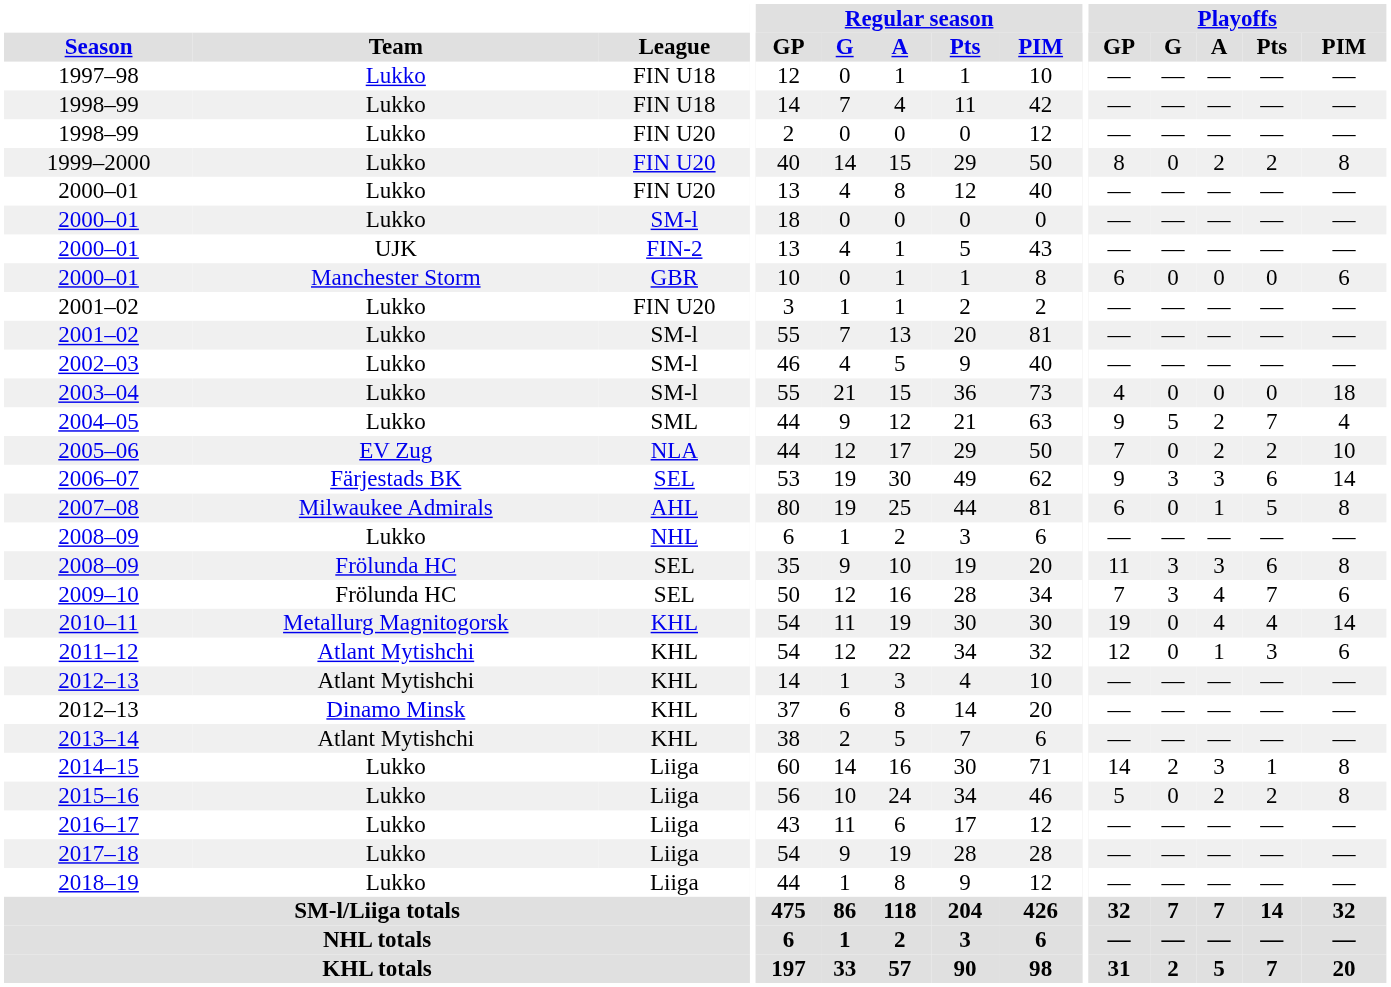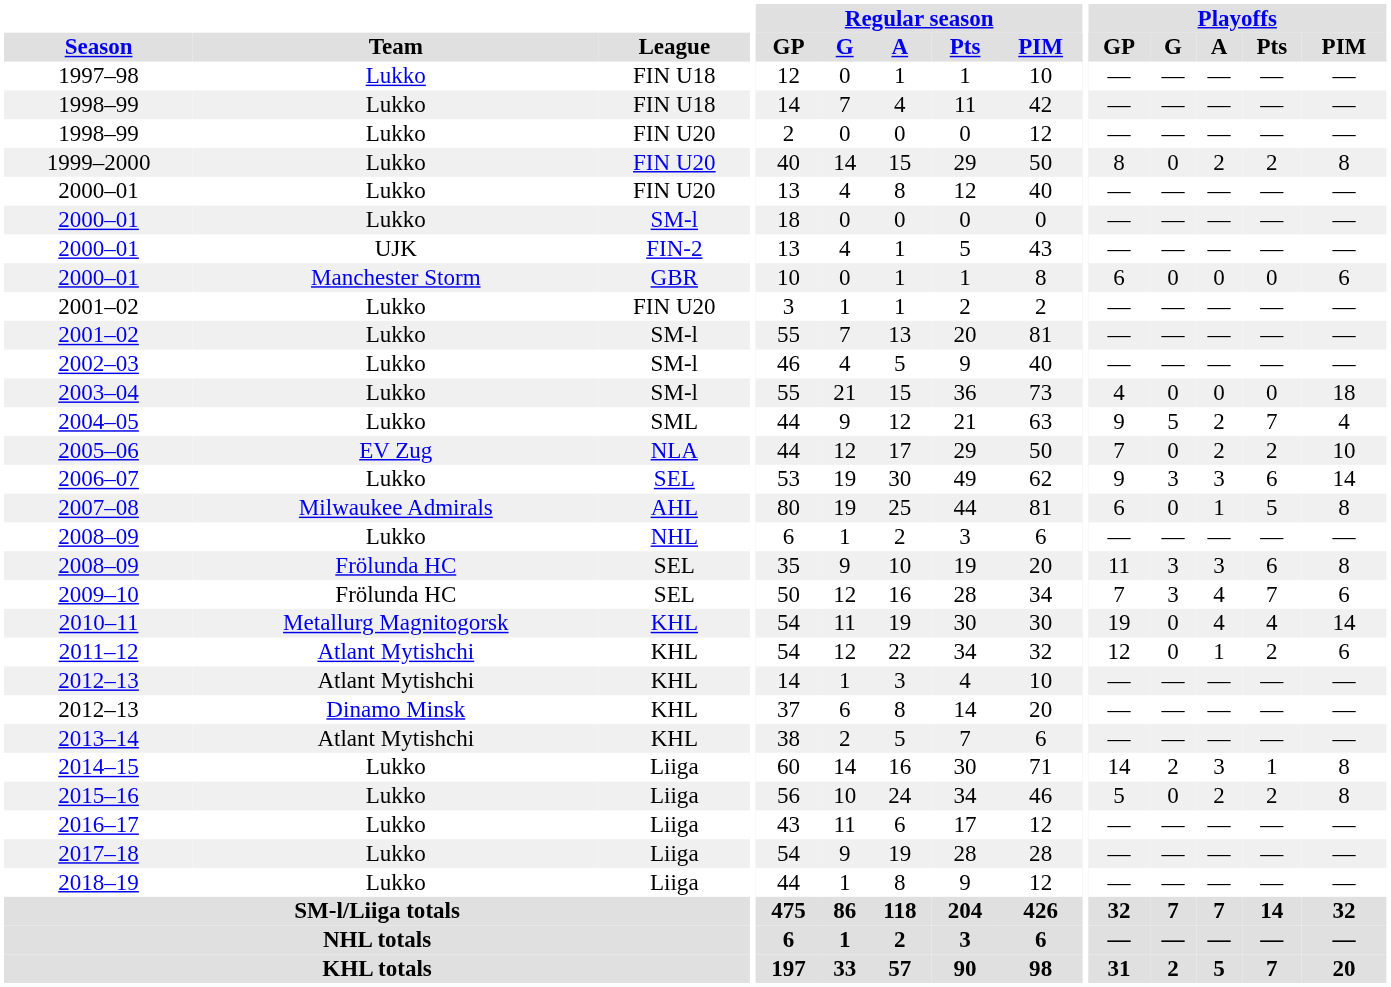(396, 478) Färjestads BK -> (396, 478) Lukko
(1272, 651) 3 -> (1272, 651) 2
